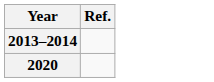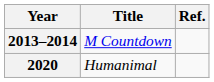+ column: (128, 16)
